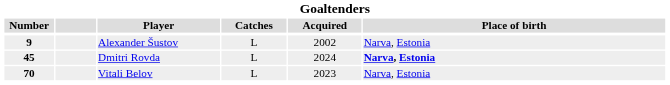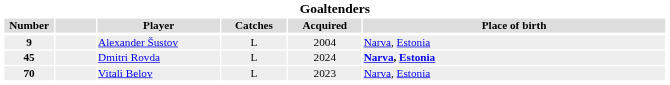(325, 42) 2002 -> (325, 42) 2004
